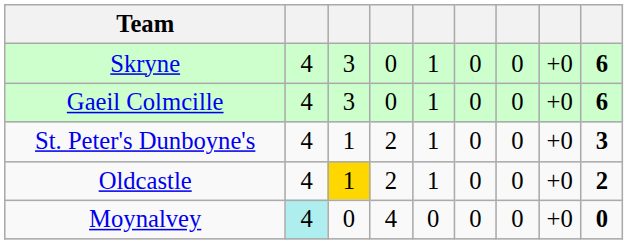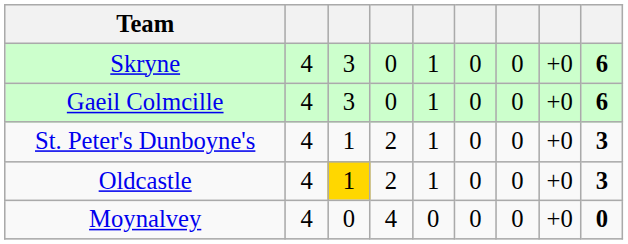(602, 180) 2 -> (602, 180) 3
(307, 219) paleturquoise background -> (307, 219) no background
